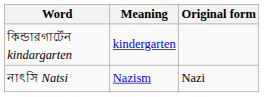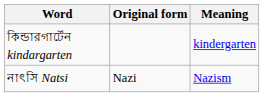columns swapped: (144, 14) <-> (219, 14)
